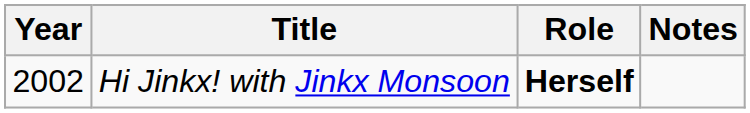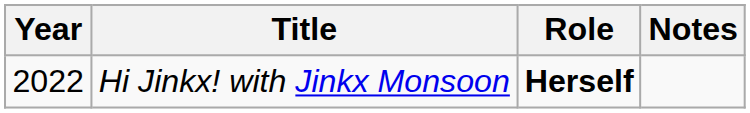(48, 81) 2002 -> (48, 81) 2022
